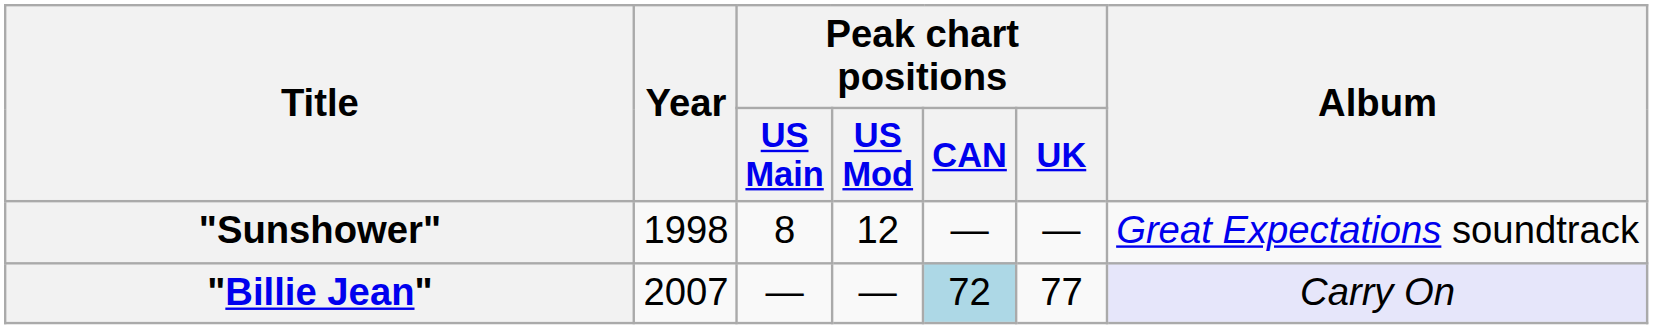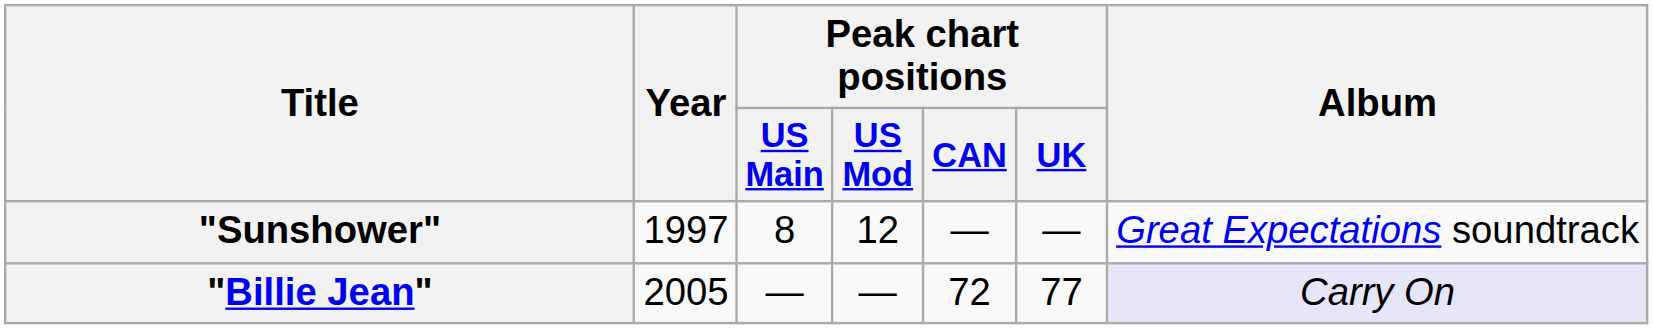(686, 231) 1998 -> (686, 231) 1997
(686, 291) 2007 -> (686, 291) 2005
(970, 291) lightblue background -> (970, 291) no background
